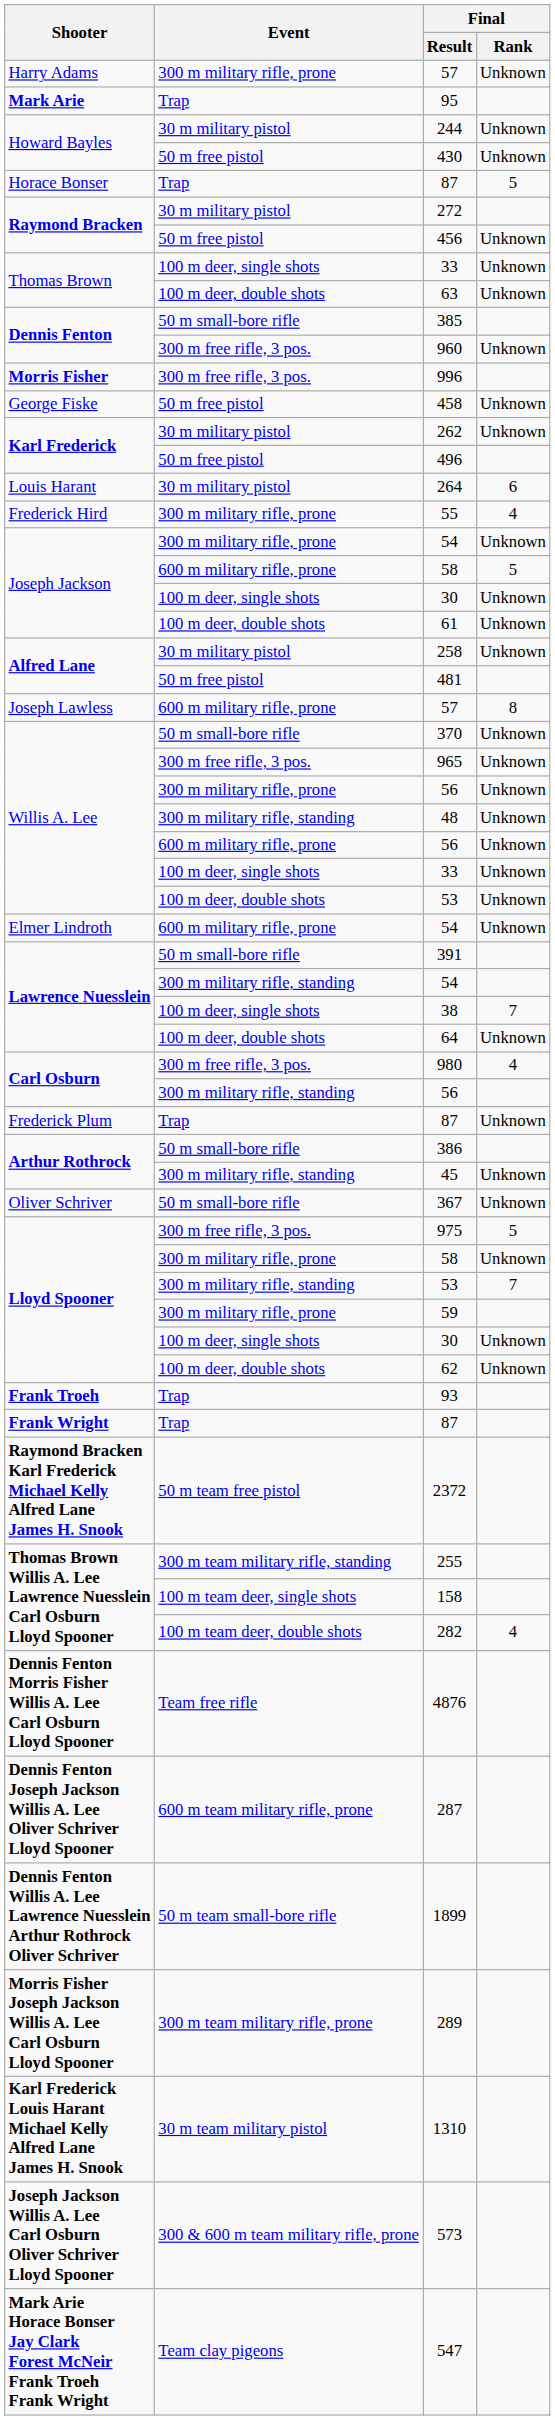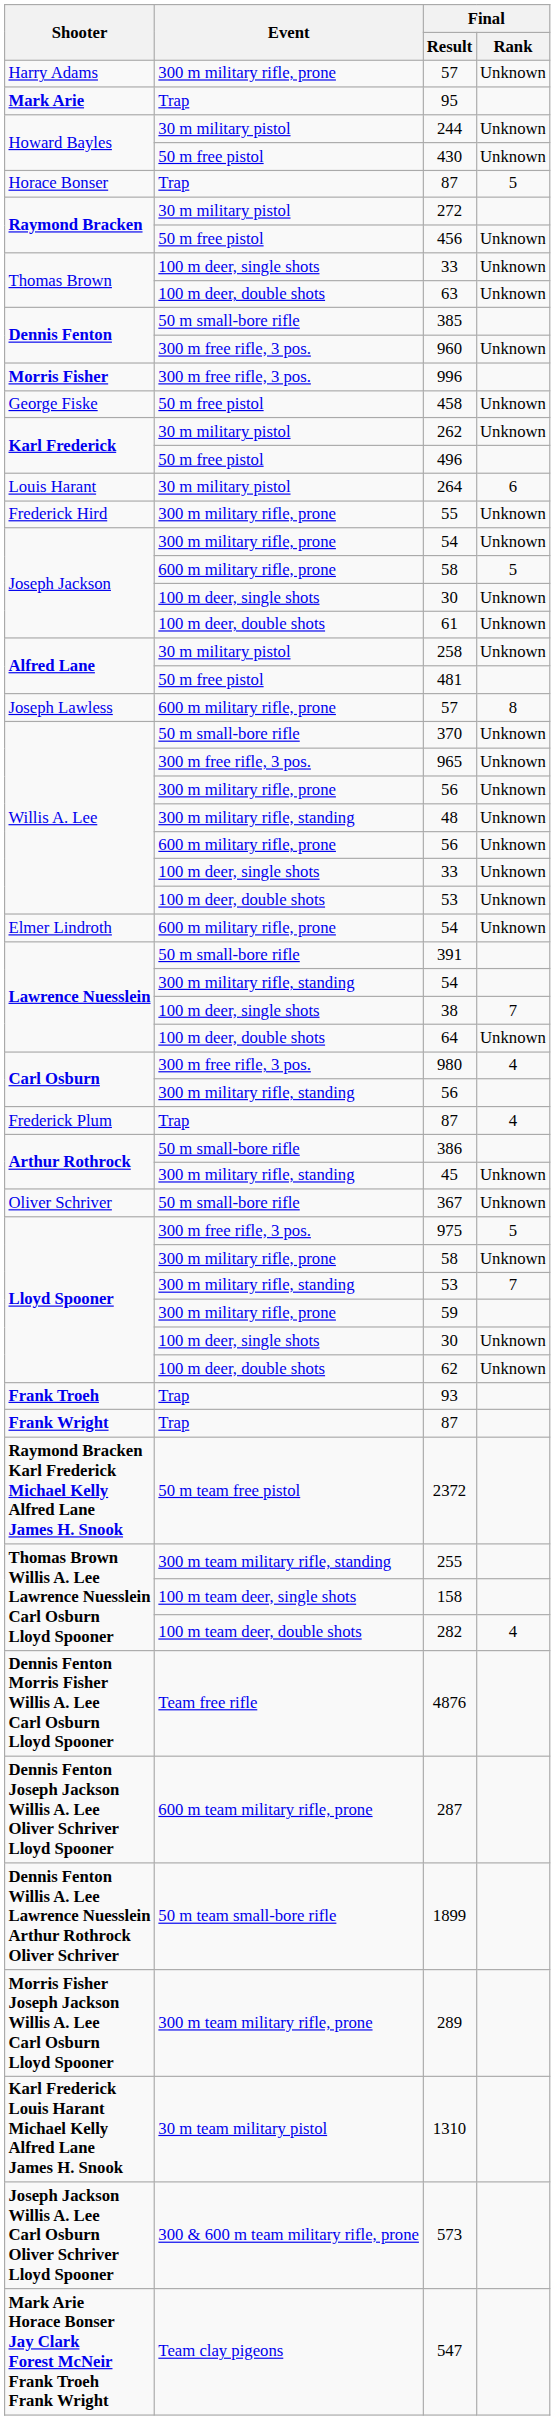(513, 514) 4 -> (513, 514) Unknown
(513, 1120) Unknown -> (513, 1120) 4
